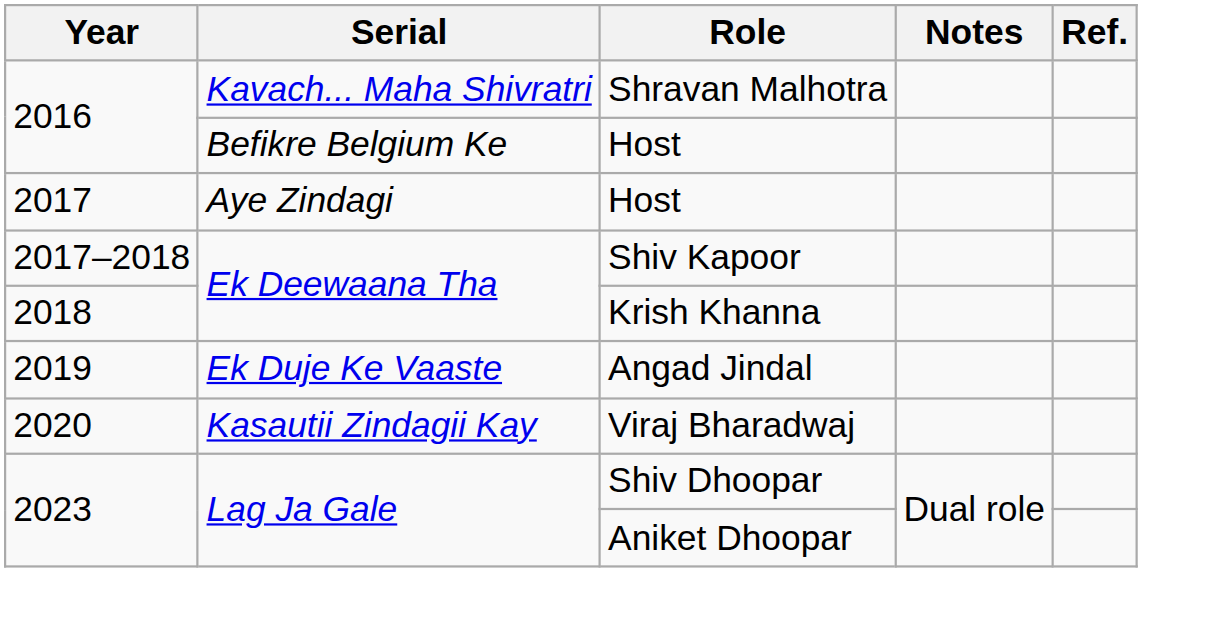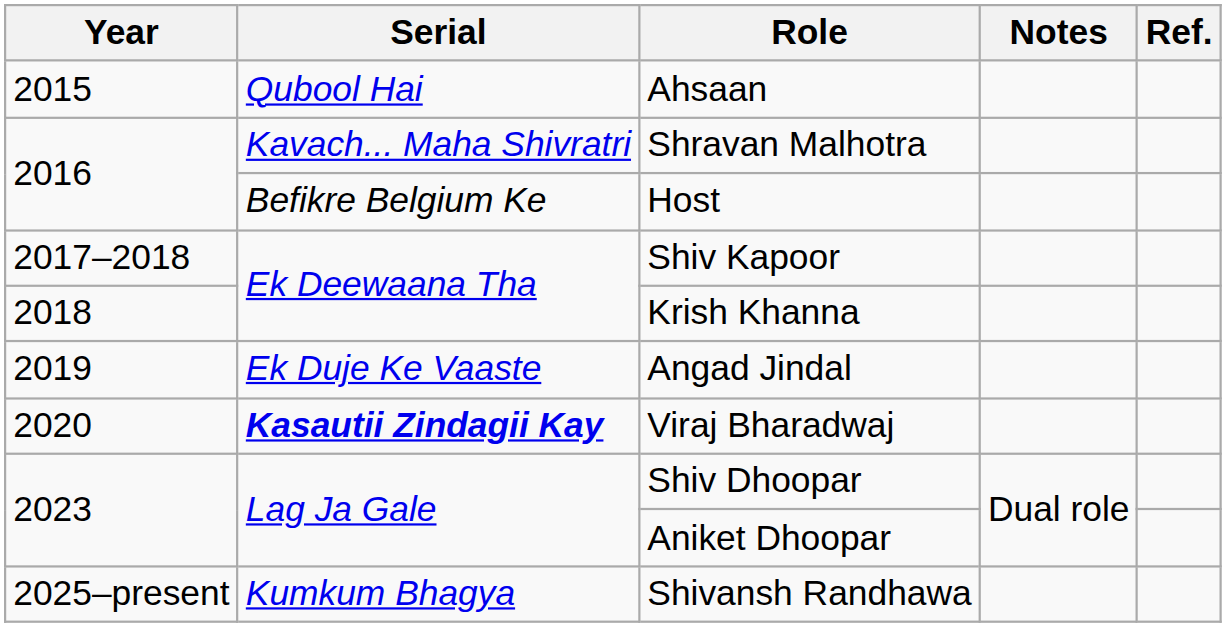+ row: (53, 88)
- row: (53, 200)
(372, 425) normal -> (425, 425) bold
+ row: (121, 593)
